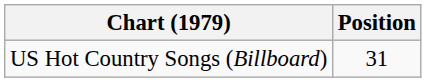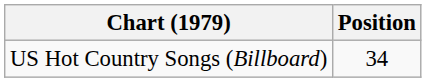(377, 58) 31 -> (377, 58) 34
